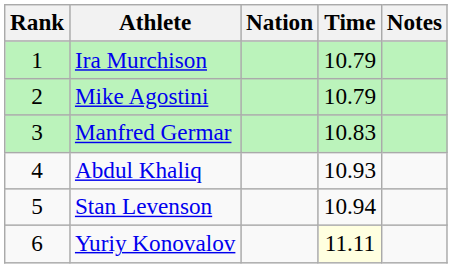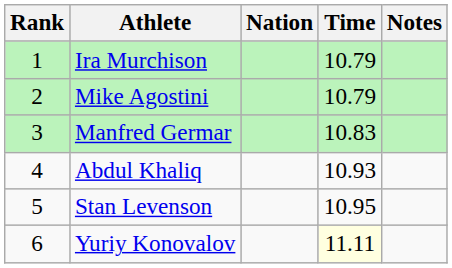(350, 206) 10.94 -> (350, 206) 10.95
